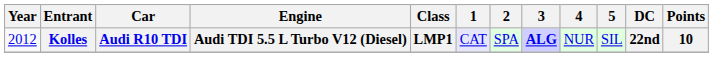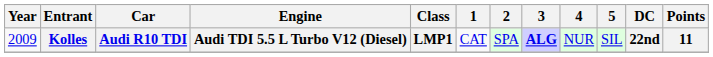(22, 39) 2012 -> (22, 39) 2009
(473, 39) lavender background -> (473, 39) no background
(686, 39) 10 -> (686, 39) 11
